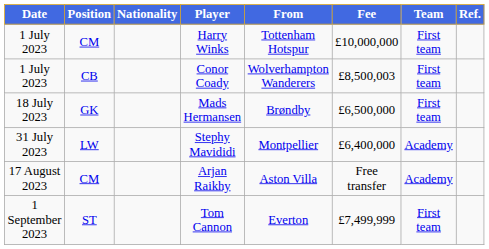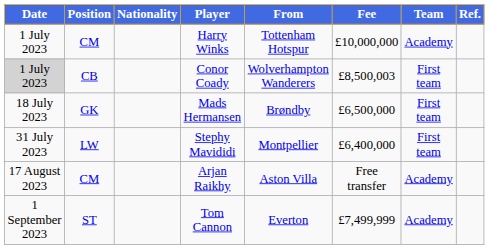(429, 41) First team -> (429, 41) Academy
(35, 75) no background -> (35, 75) lightgrey background
(429, 144) Academy -> (429, 144) First team
(429, 220) First team -> (429, 220) Academy
